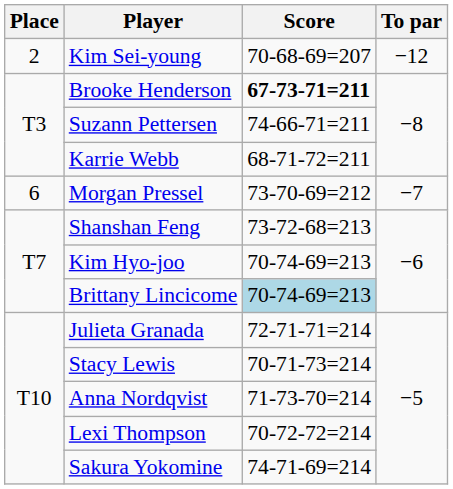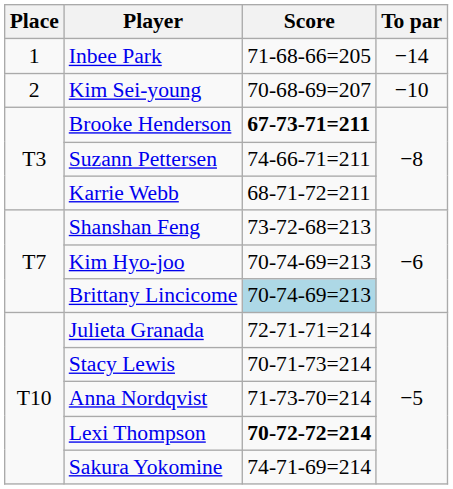+ row: (115, 55)
(412, 55) −12 -> (412, 90) −10
- row: (136, 192)
(309, 432) normal -> (309, 432) bold
